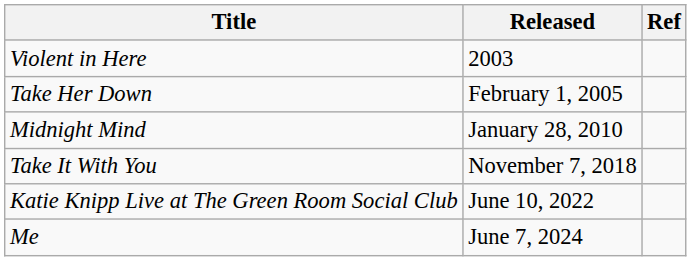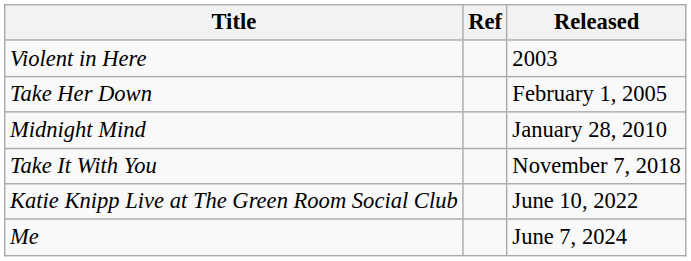columns swapped: (552, 22) <-> (664, 22)
